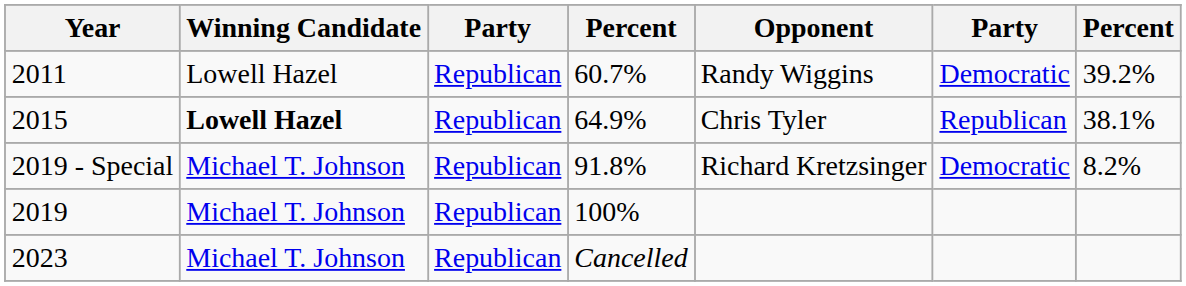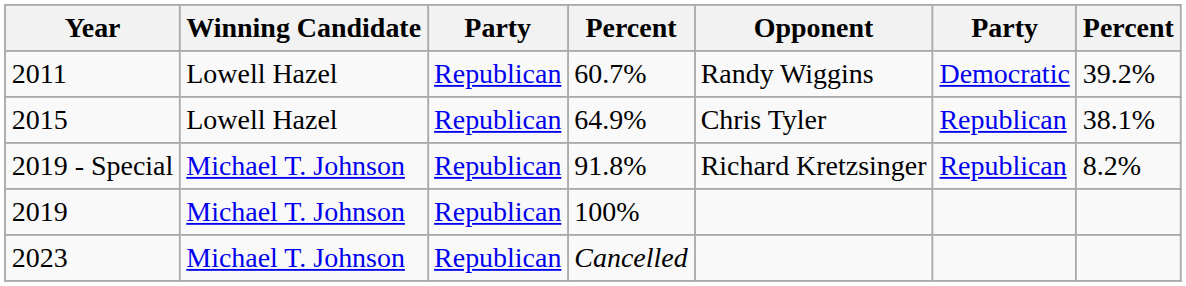(264, 119) bold -> (262, 119) normal
(1005, 165) Democratic -> (1003, 165) Republican
